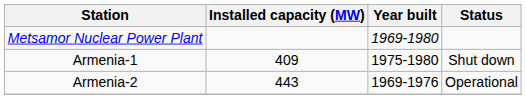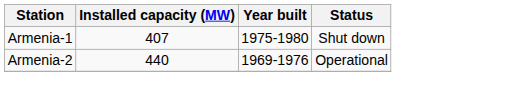- row: (105, 37)
(287, 60) 409 -> (157, 37) 407
(287, 82) 443 -> (157, 60) 440
